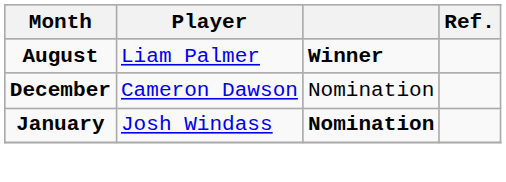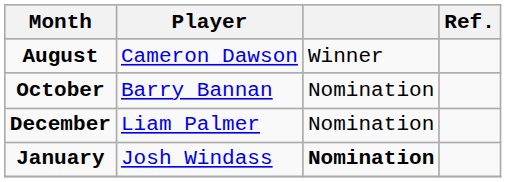(190, 56) Liam Palmer -> (209, 56) Cameron Dawson
(346, 56) bold -> (346, 56) normal
+ row: (60, 91)
(209, 91) Cameron Dawson -> (190, 125) Liam Palmer
